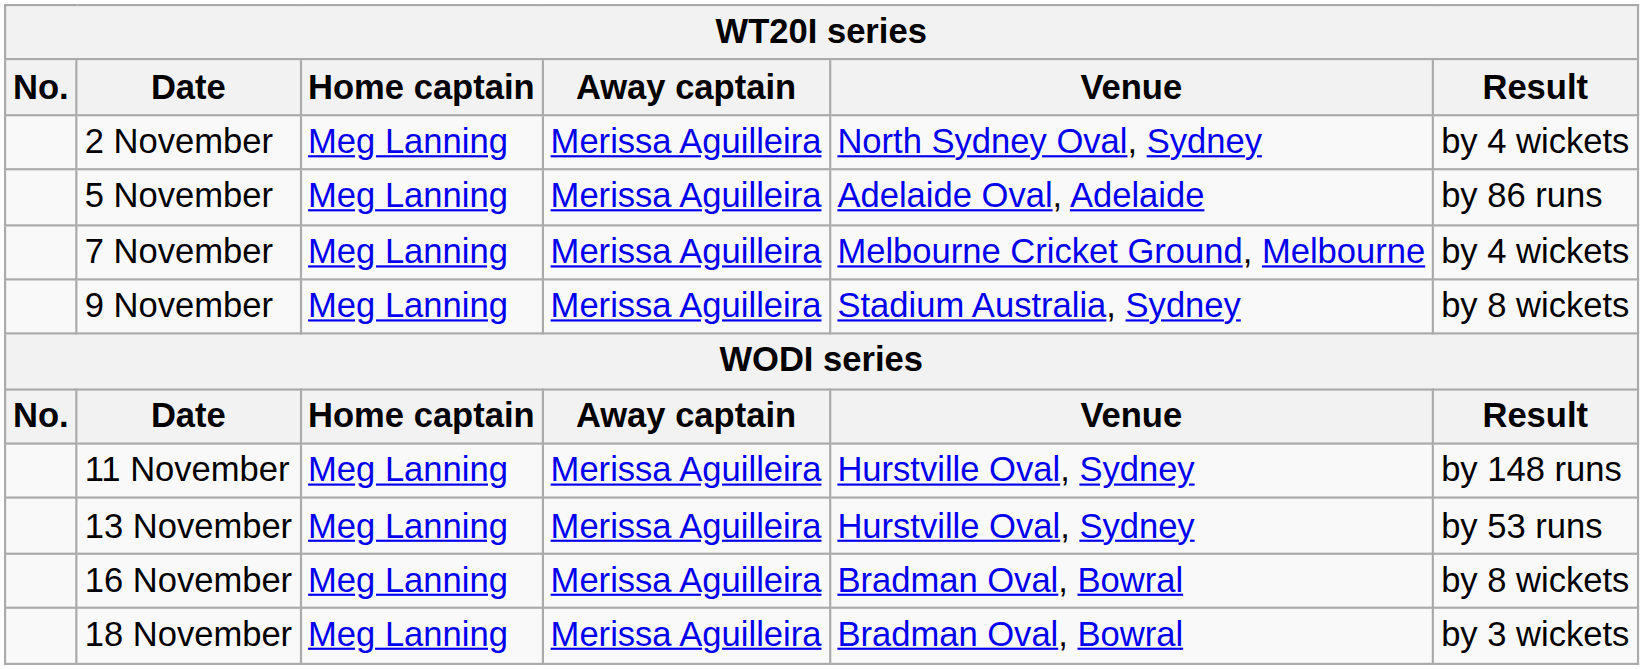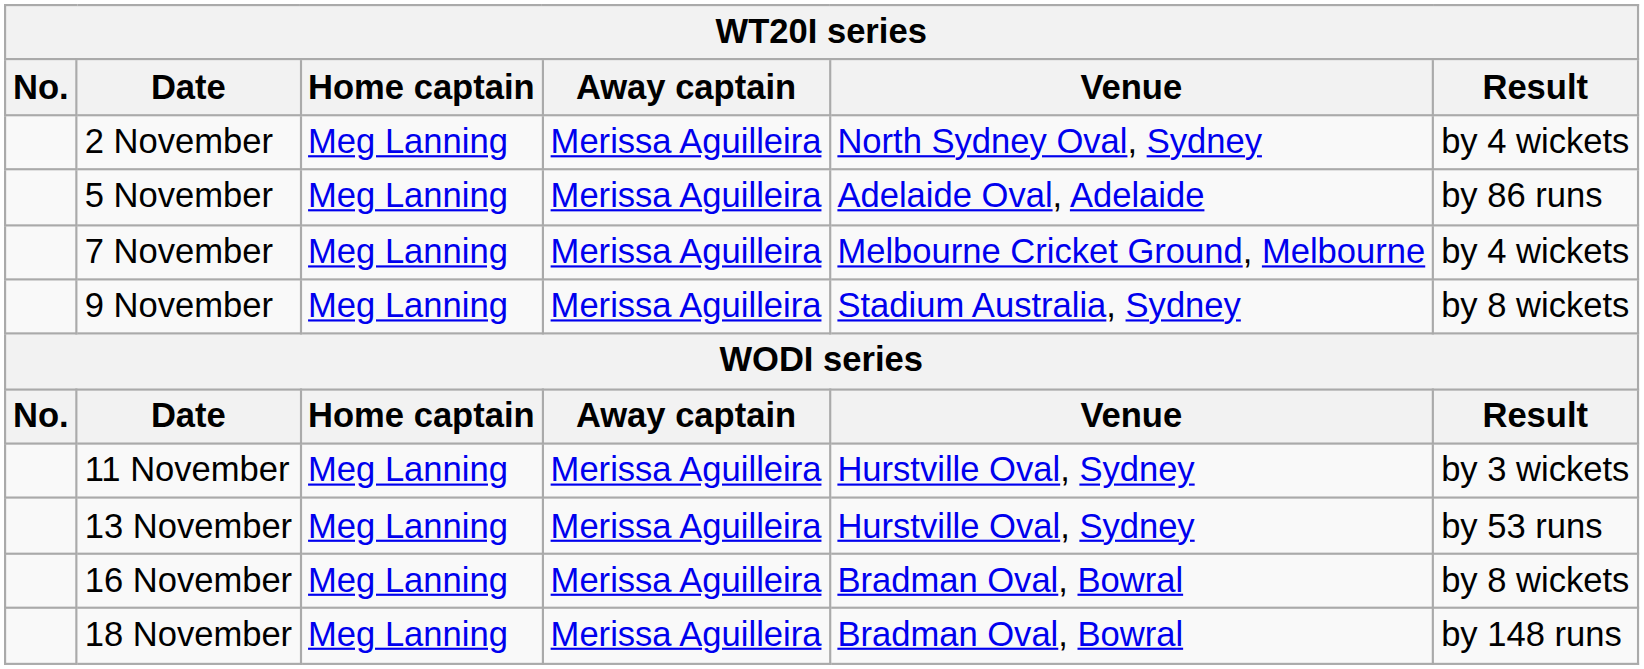(1531, 470) by 148 runs -> (1535, 470) by 3 wickets
(1535, 634) by 3 wickets -> (1531, 634) by 148 runs
